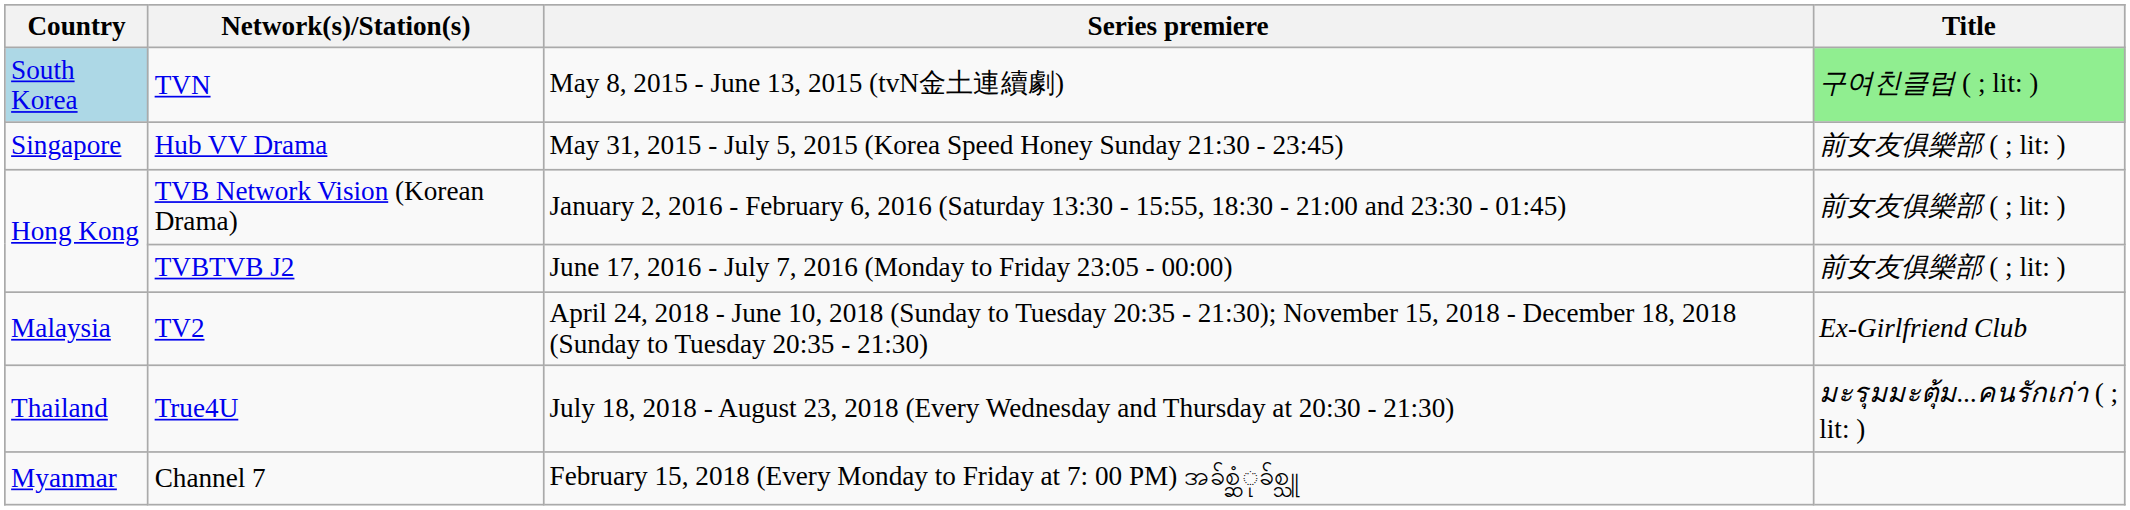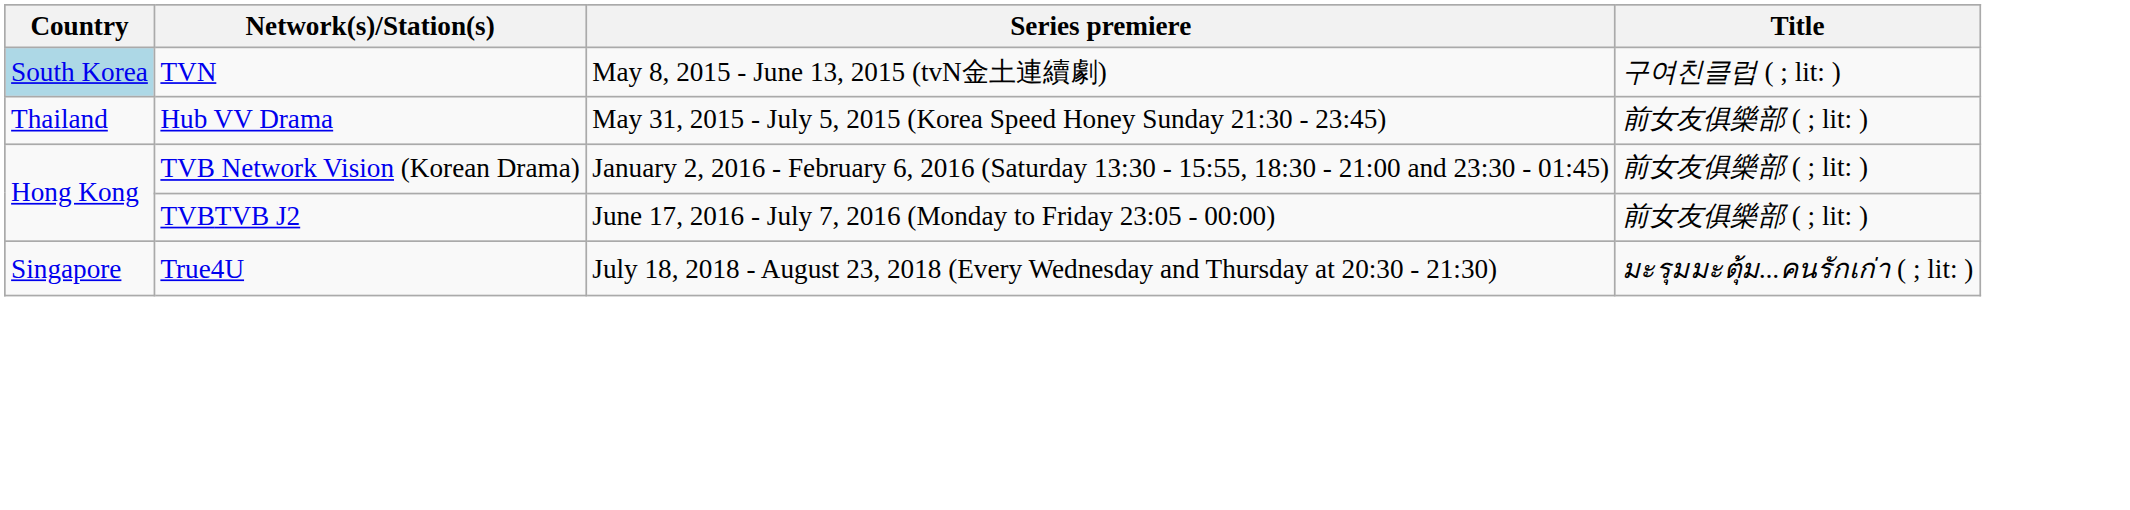(1929, 83) lightgreen background -> (1731, 70) no background
(66, 145) Singapore -> (59, 119) Thailand
- row: (180, 328)
(59, 408) Thailand -> (66, 268) Singapore
- row: (210, 477)
